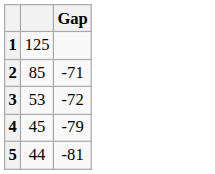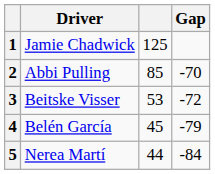+ column: (80, 17)
(73, 72) -71 -> (191, 72) -70
(73, 154) -81 -> (191, 154) -84
